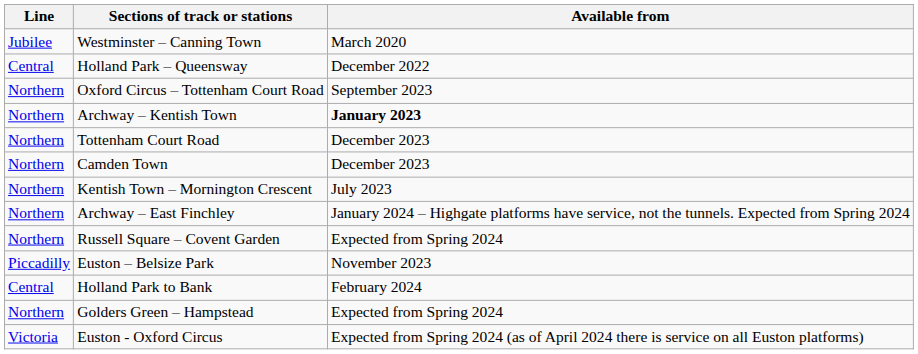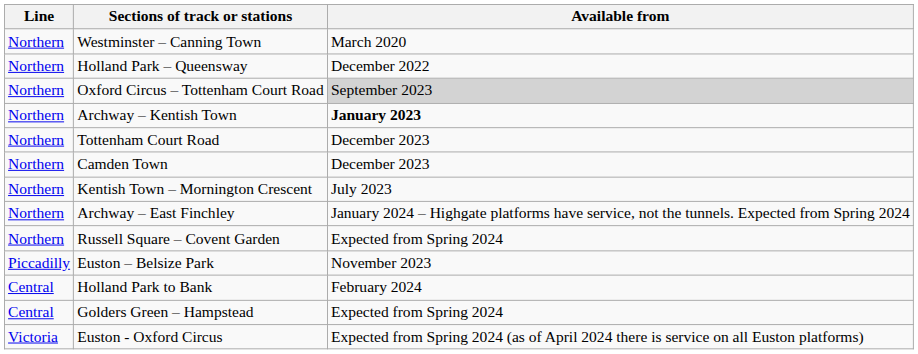(30, 41) Jubilee -> (36, 41) Northern
(31, 66) Central -> (36, 66) Northern
(382, 90) no background -> (382, 90) lightgrey background
(36, 312) Northern -> (31, 312) Central
